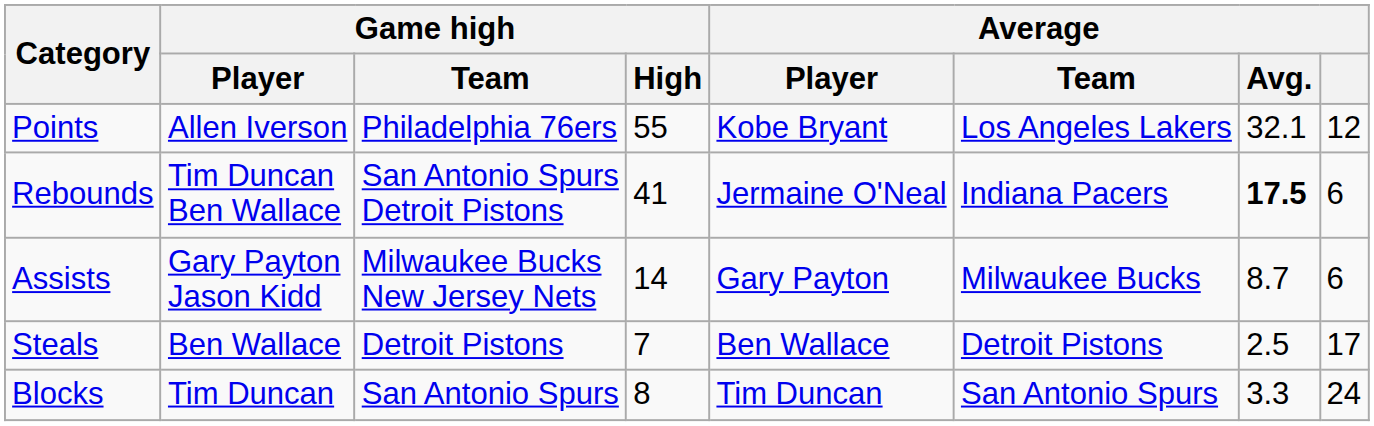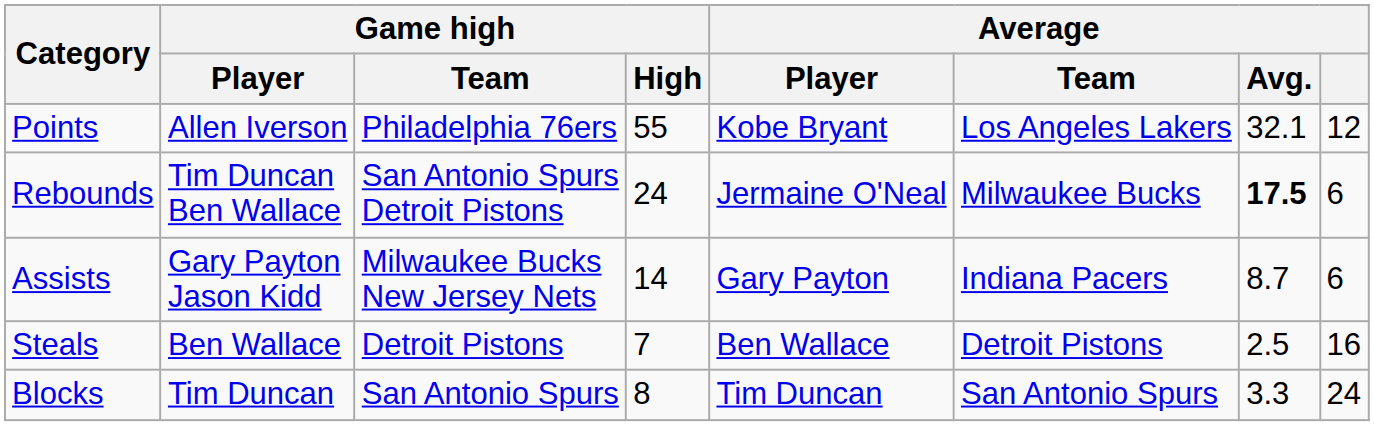(650, 194) 41 -> (650, 194) 24
(1064, 194) Indiana Pacers -> (1081, 194) Milwaukee Bucks
(1081, 278) Milwaukee Bucks -> (1064, 278) Indiana Pacers
(1344, 345) 17 -> (1344, 345) 16
